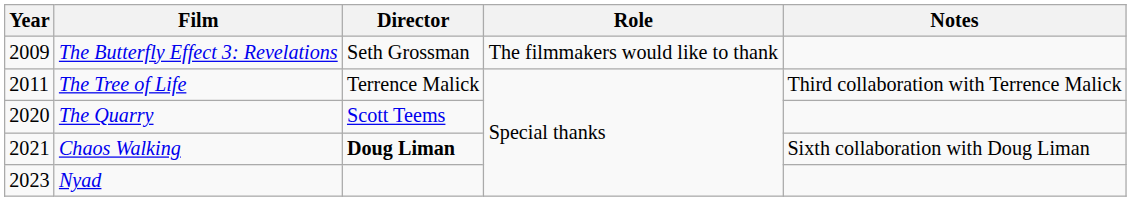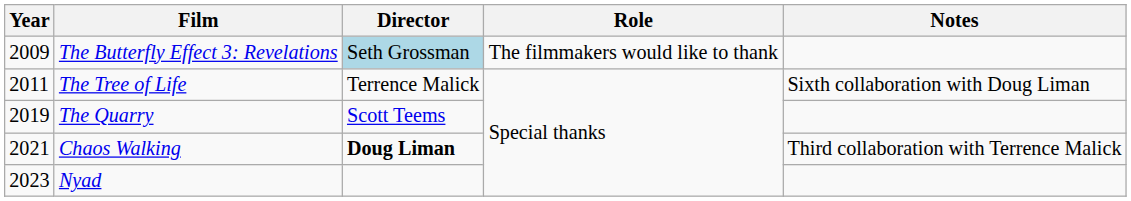(408, 52) no background -> (408, 52) lightblue background
(954, 84) Third collaboration with Terrence Malick -> (939, 84) Sixth collaboration with Doug Liman
(29, 116) 2020 -> (29, 116) 2019
(939, 148) Sixth collaboration with Doug Liman -> (954, 148) Third collaboration with Terrence Malick
